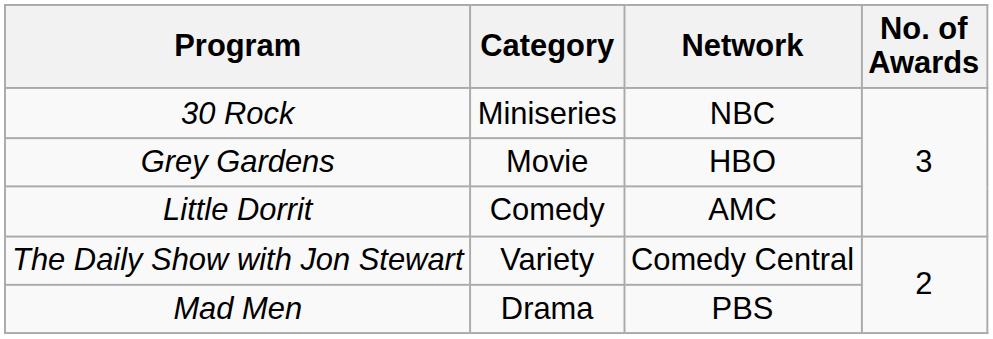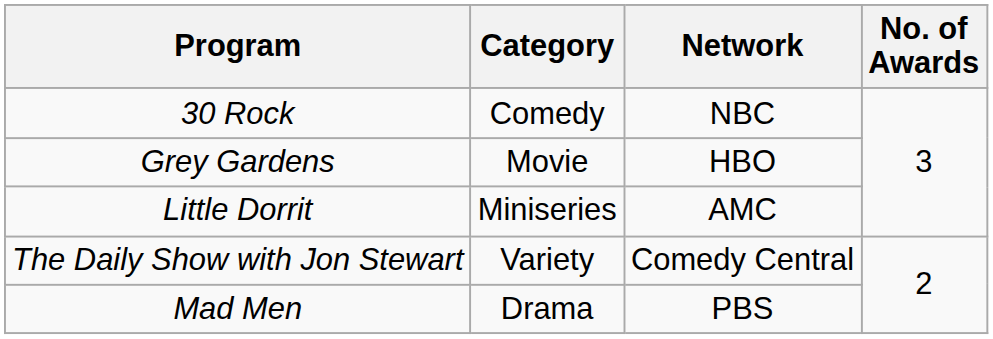(547, 112) Miniseries -> (547, 112) Comedy
(547, 210) Comedy -> (547, 210) Miniseries
